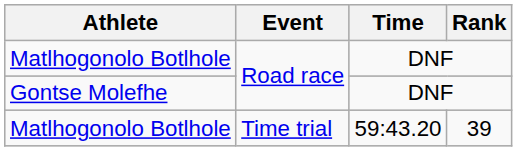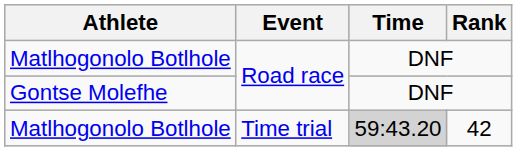(398, 129) no background -> (398, 129) lightgrey background
(479, 129) 39 -> (479, 129) 42
